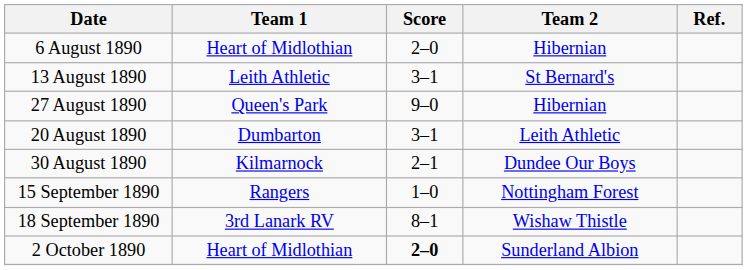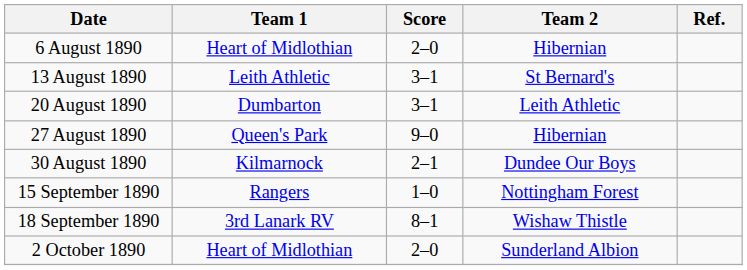rows swapped: (89, 134) <-> (89, 105)
(425, 250) bold -> (425, 250) normal
